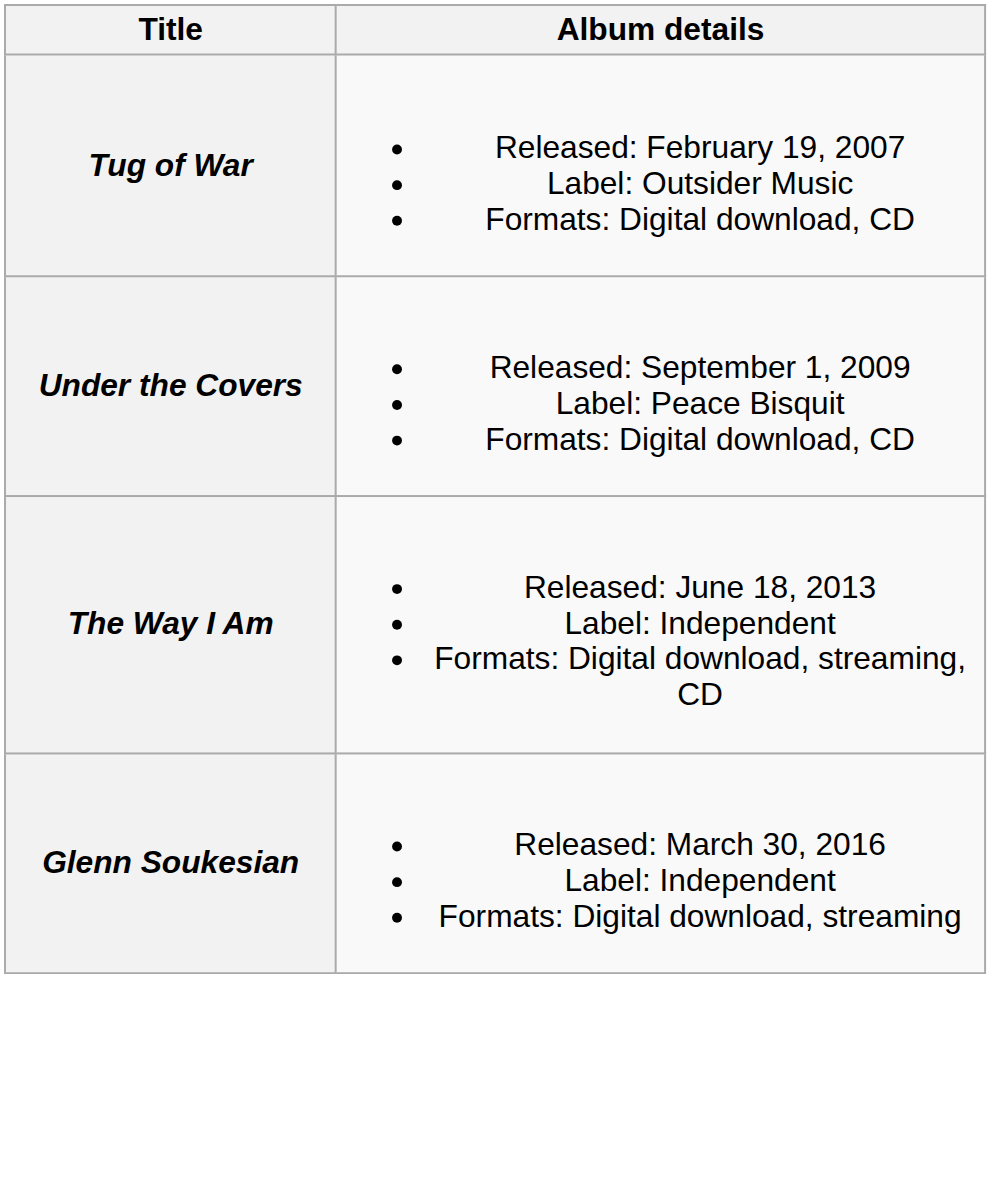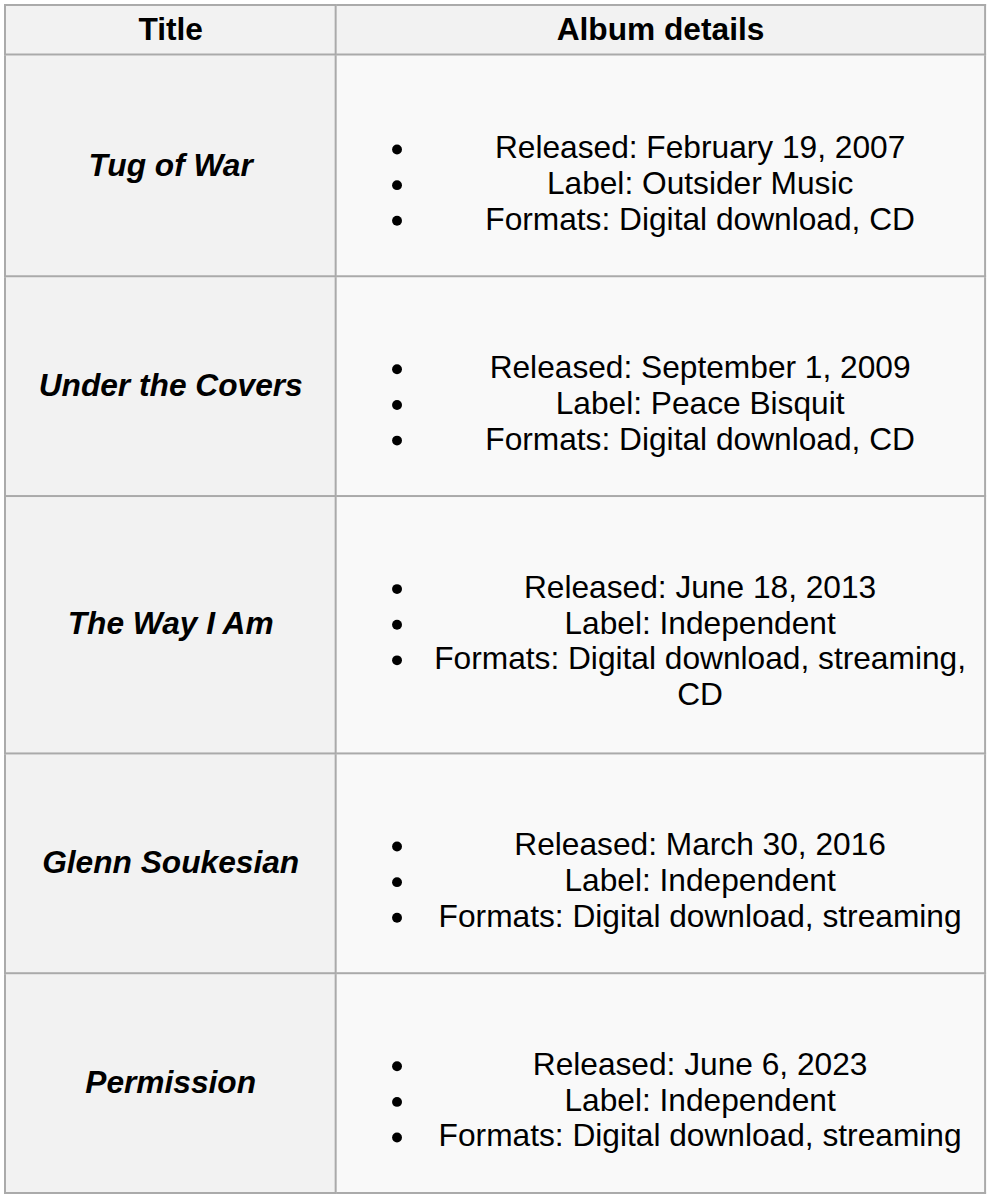+ row: (171, 1082)
